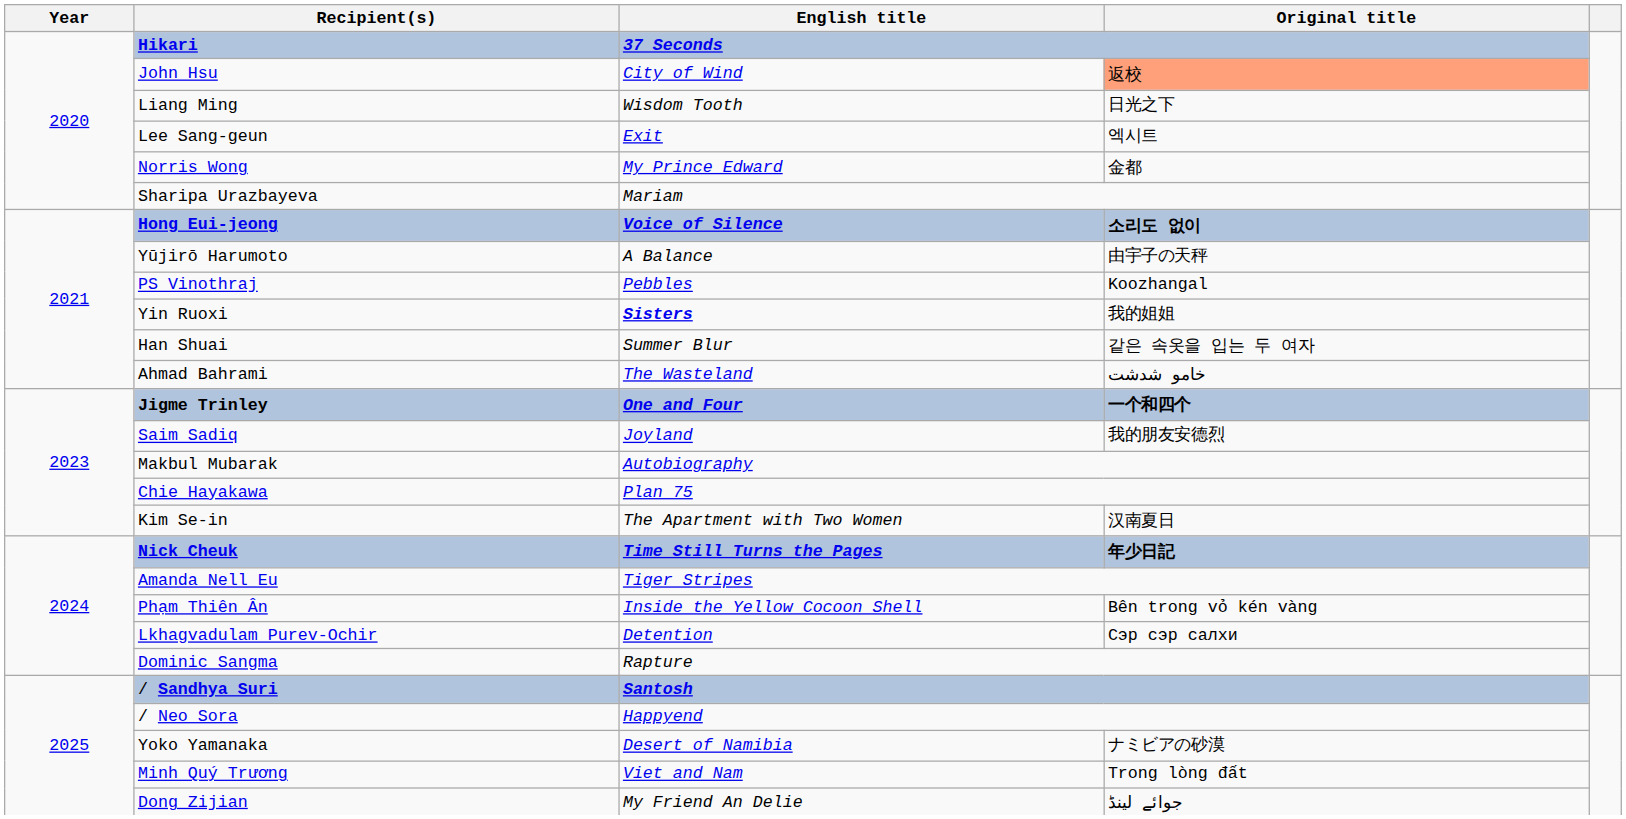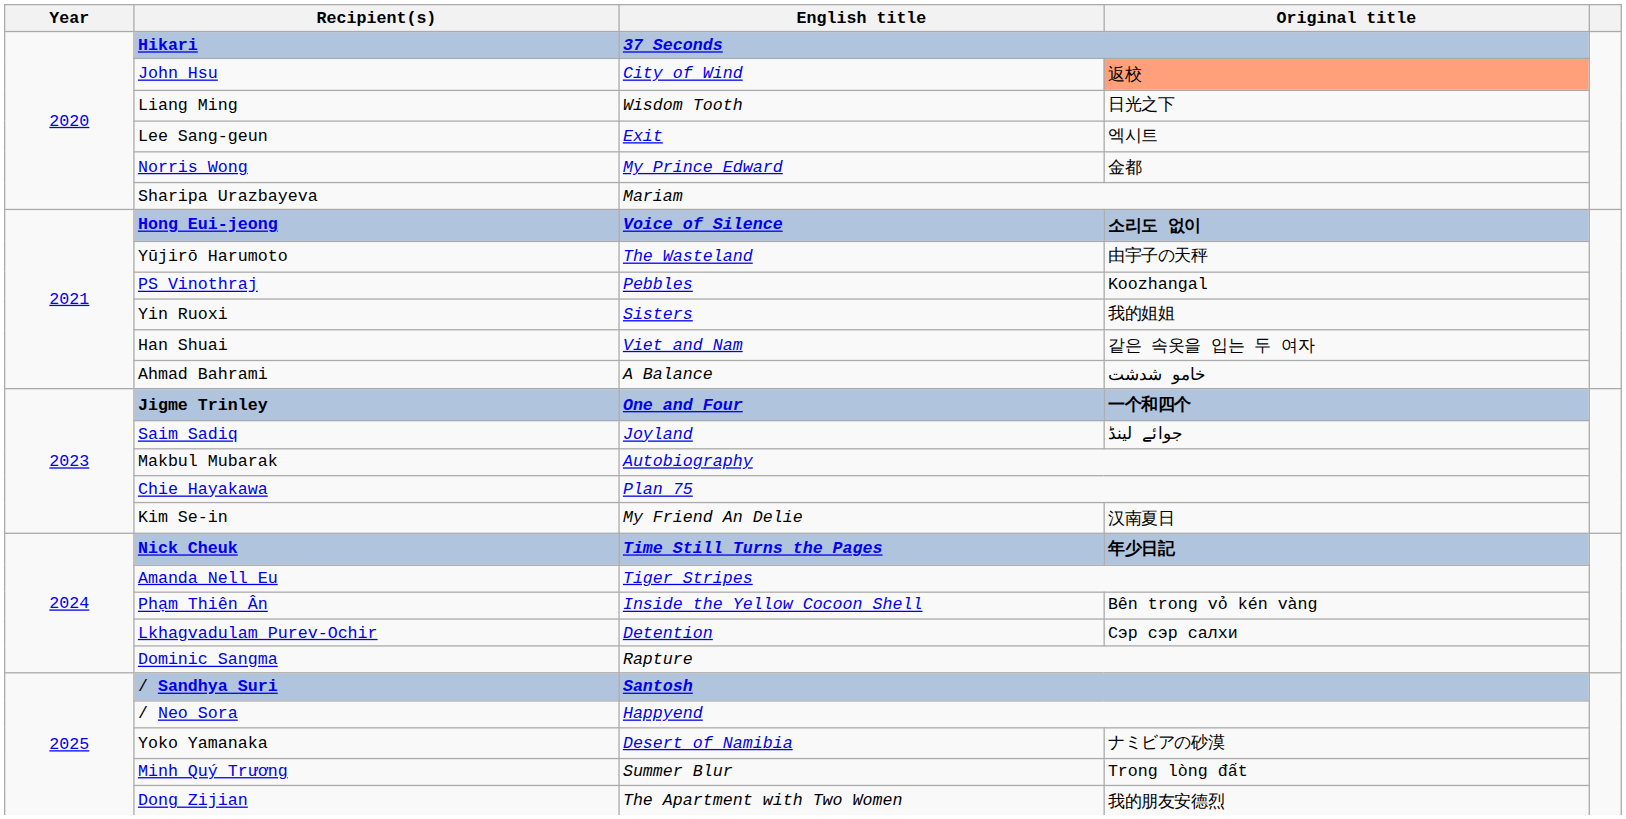(668, 256) A Balance -> (688, 256) The Wasteland
(658, 314) bold -> (658, 314) normal
(678, 345) Summer Blur -> (683, 345) Viet and Nam
(688, 375) The Wasteland -> (668, 375) A Balance
(1166, 436) 我的朋友安德烈 -> (1145, 435) جوائے لینڈ
(763, 521) The Apartment with Two Women -> (713, 518) My Friend An Delie
(683, 775) Viet and Nam -> (678, 772) Summer Blur
(713, 802) My Friend An Delie -> (763, 801) The Apartment with Two Women
(1145, 803) جوائے لینڈ -> (1166, 802) 我的朋友安德烈
